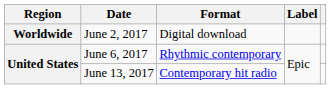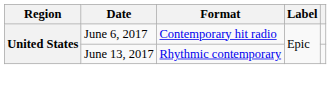- row: (116, 34)
(220, 53) Rhythmic contemporary -> (218, 34) Contemporary hit radio
(218, 73) Contemporary hit radio -> (220, 53) Rhythmic contemporary
